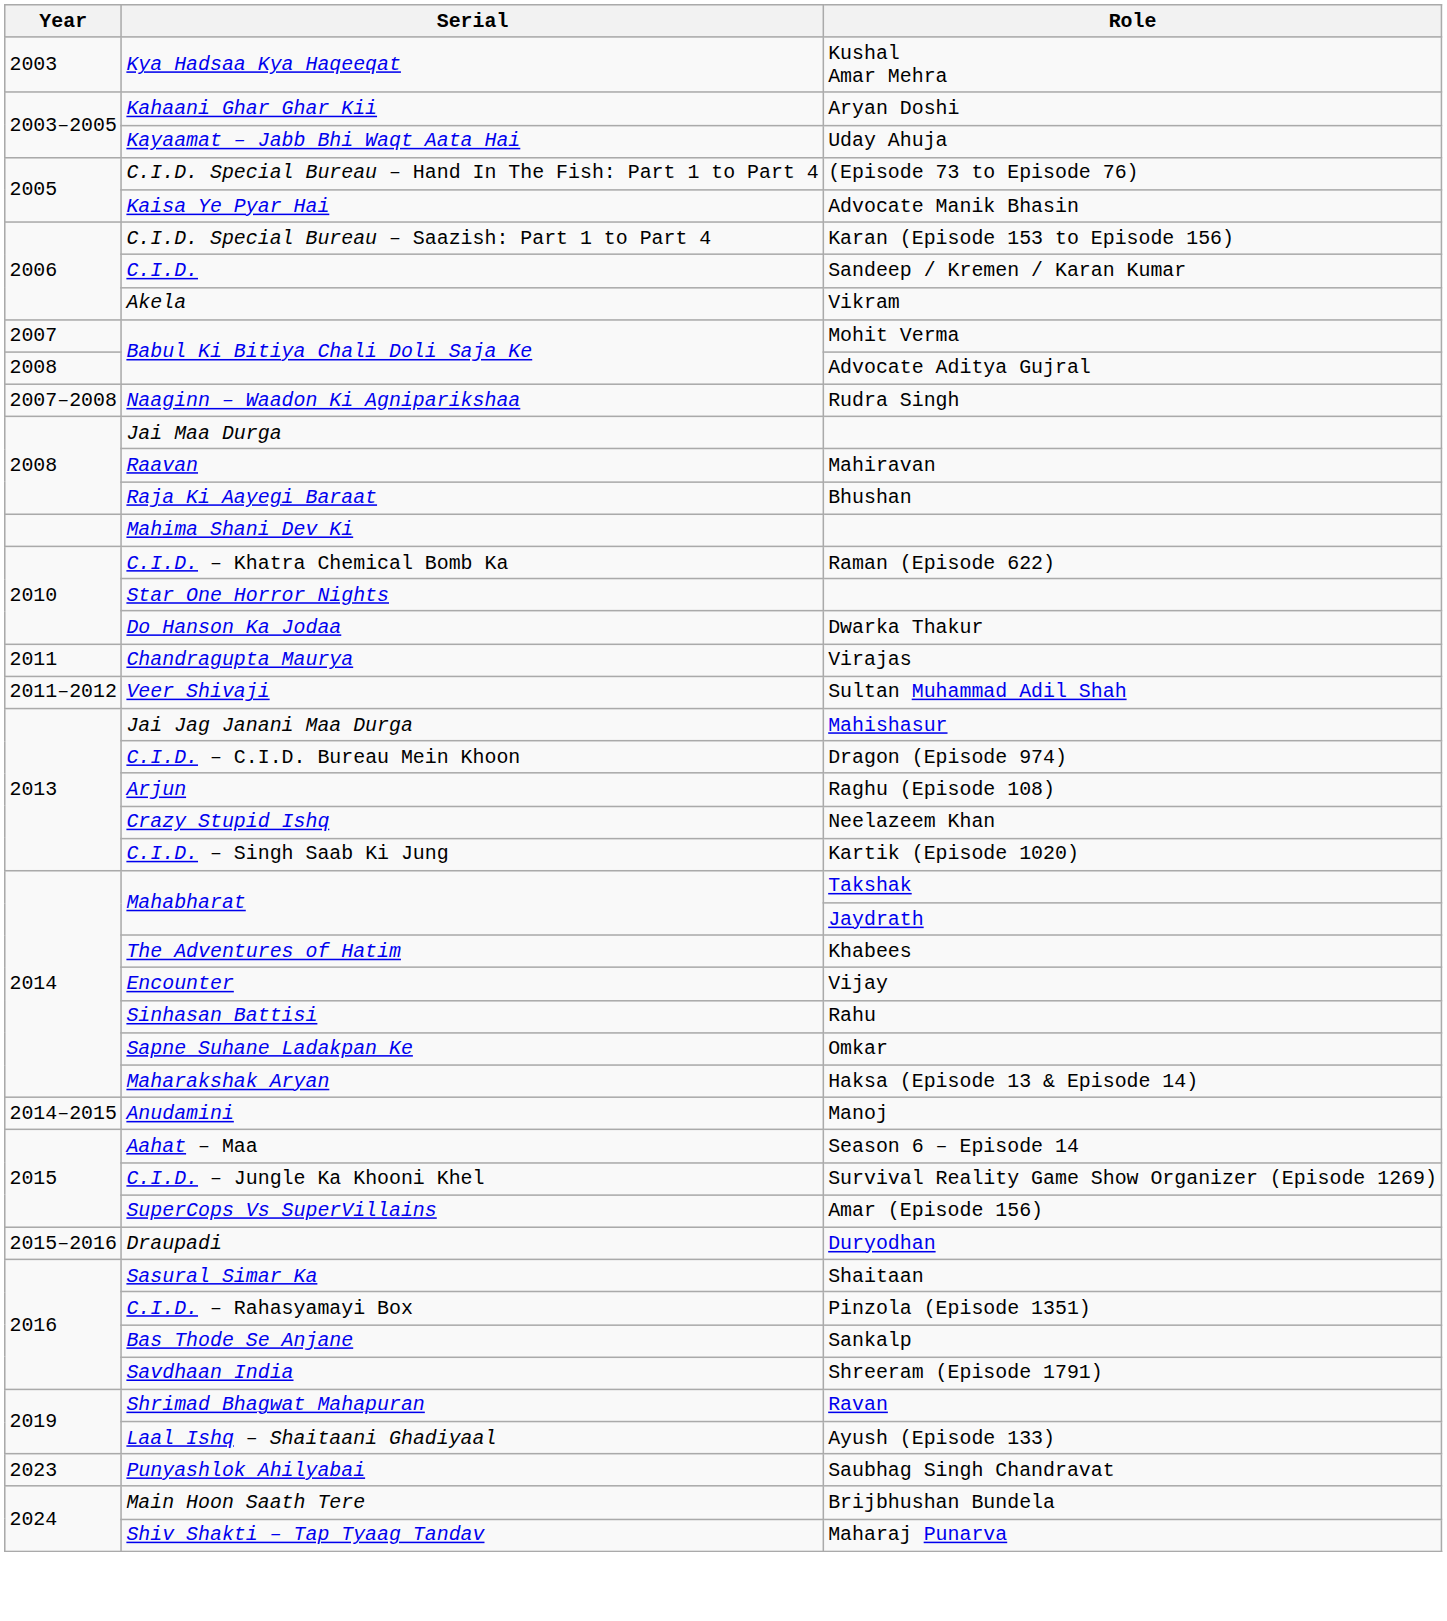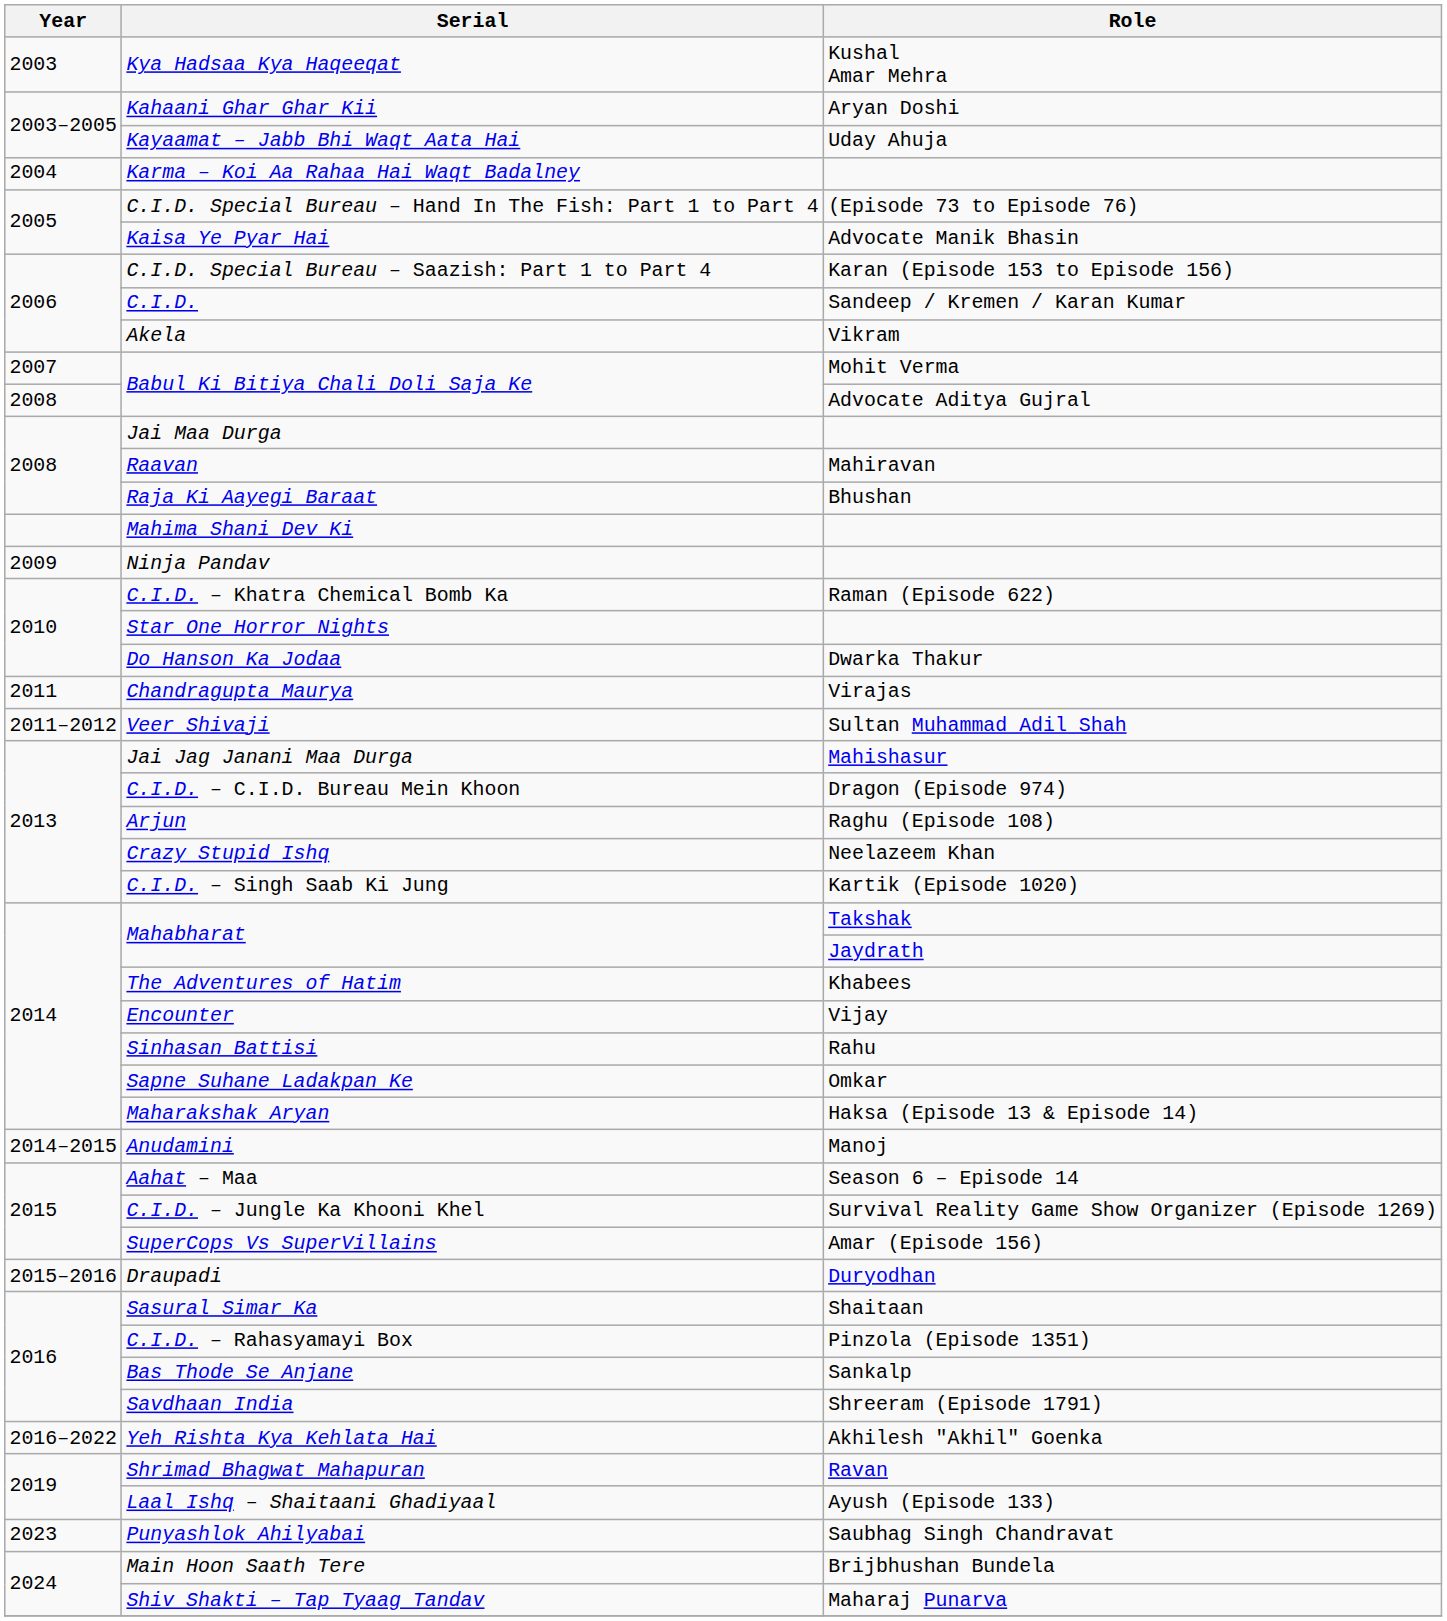+ row: (353, 174)
- row: (323, 401)
+ row: (198, 563)
+ row: (282, 1438)
